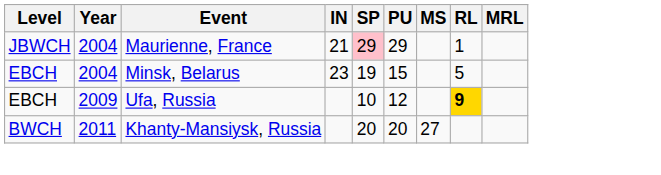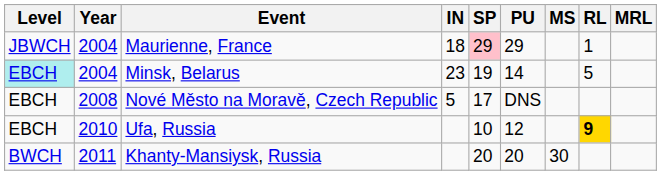(339, 45) 21 -> (455, 45) 18
(33, 73) no background -> (33, 73) paleturquoise background
(398, 73) 15 -> (514, 73) 14
+ row: (282, 101)
(98, 101) 2009 -> (98, 128) 2010
(430, 128) 27 -> (559, 156) 30
